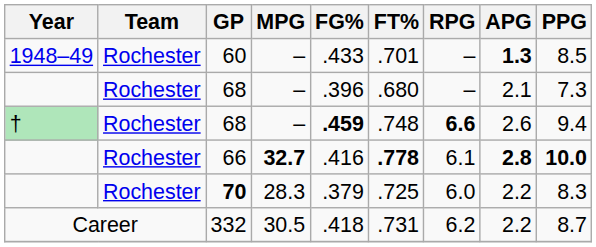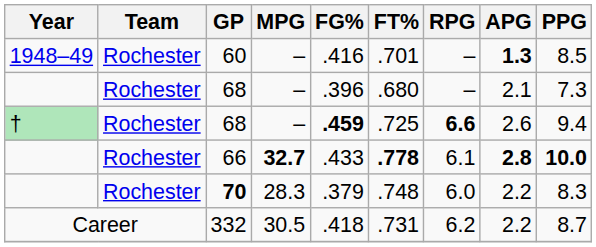(343, 56) .433 -> (343, 56) .416
(398, 124) .748 -> (398, 124) .725
(343, 158) .416 -> (343, 158) .433
(398, 191) .725 -> (398, 191) .748
